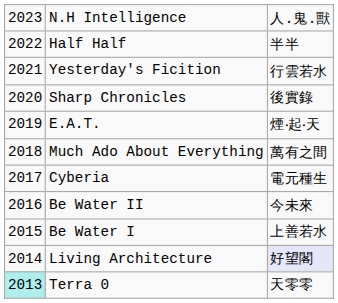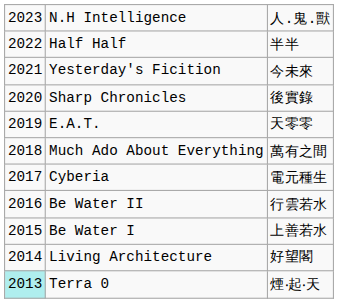(299, 72) 行雲若水 -> (292, 72) 今未來
(295, 126) 煙‧起‧天 -> (292, 125) 天零零
(292, 206) 今未來 -> (299, 205) 行雲若水
(292, 259) lavender background -> (292, 258) no background
(292, 286) 天零零 -> (295, 286) 煙‧起‧天
